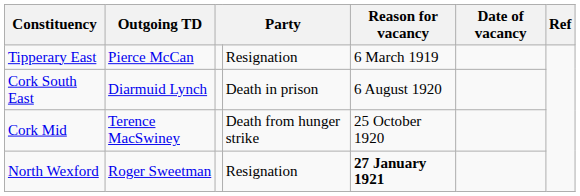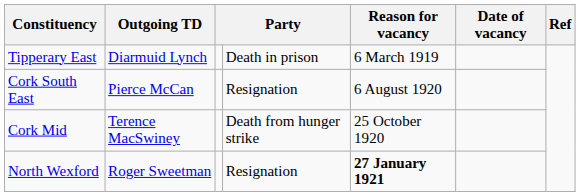(151, 57) Pierce McCan -> (158, 57) Diarmuid Lynch
(262, 57) Resignation -> (272, 57) Death in prison
(158, 89) Diarmuid Lynch -> (151, 89) Pierce McCan
(272, 89) Death in prison -> (262, 89) Resignation
